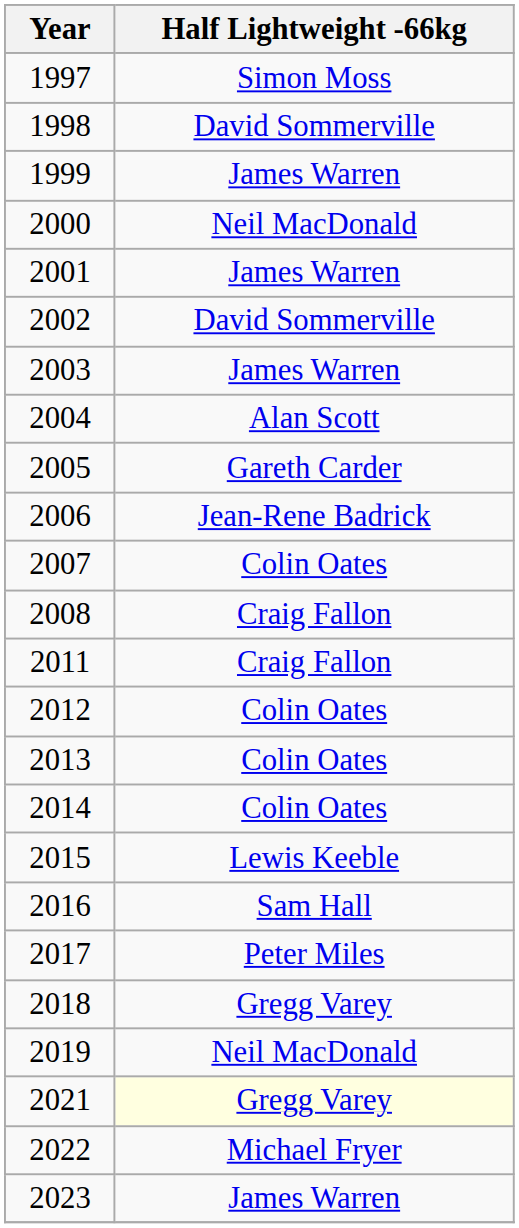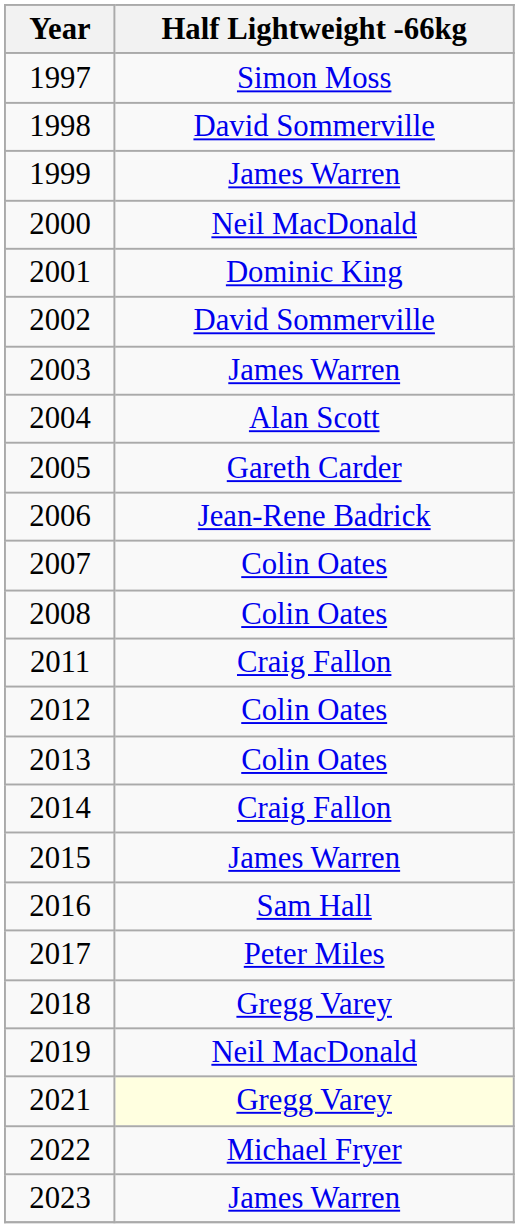(314, 272) James Warren -> (314, 272) Dominic King
(314, 613) Craig Fallon -> (314, 613) Colin Oates
(314, 808) Colin Oates -> (314, 808) Craig Fallon
(314, 857) Lewis Keeble -> (314, 857) James Warren
